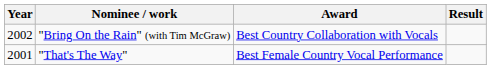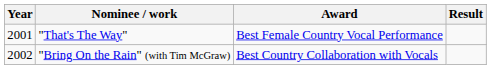rows swapped: (83, 54) <-> (134, 34)
